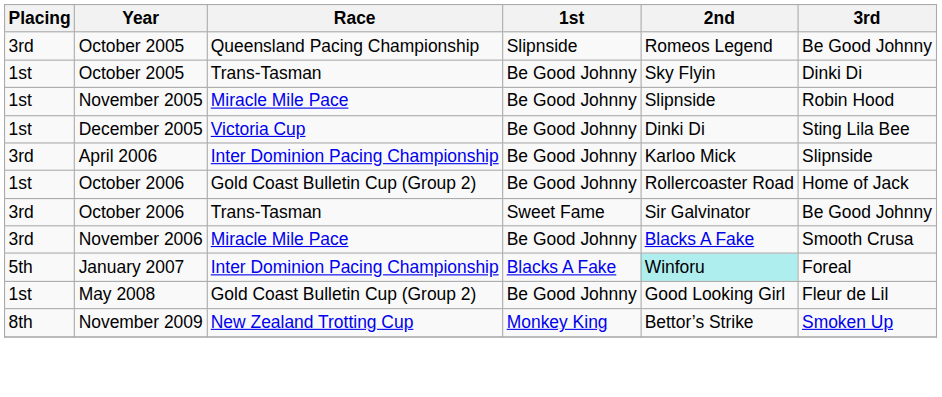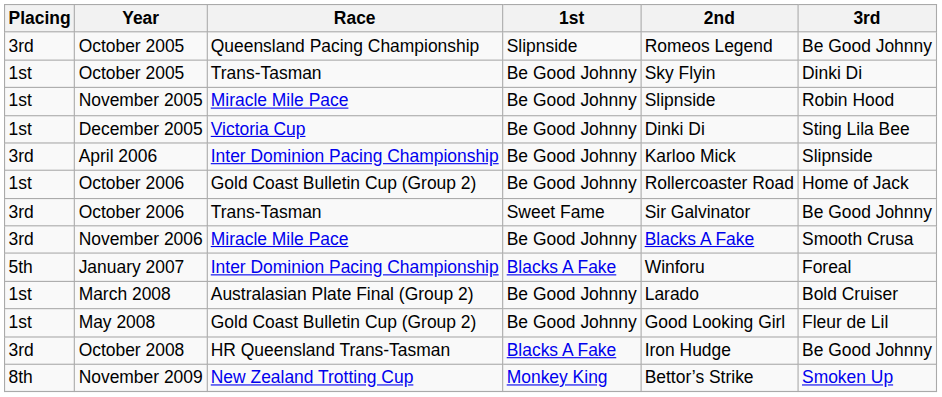(675, 267) paleturquoise background -> (675, 267) no background
+ row: (125, 294)
+ row: (131, 350)
